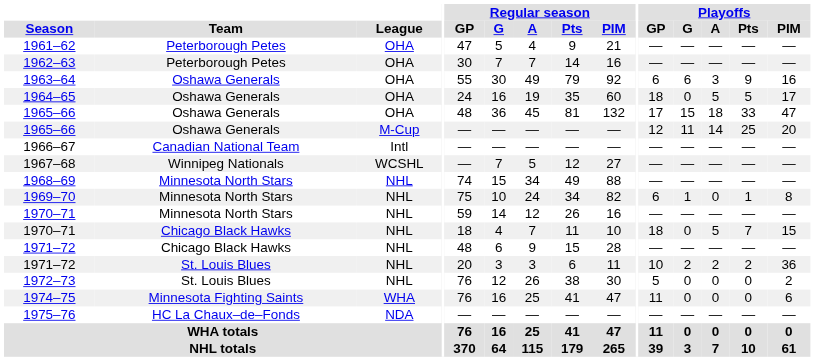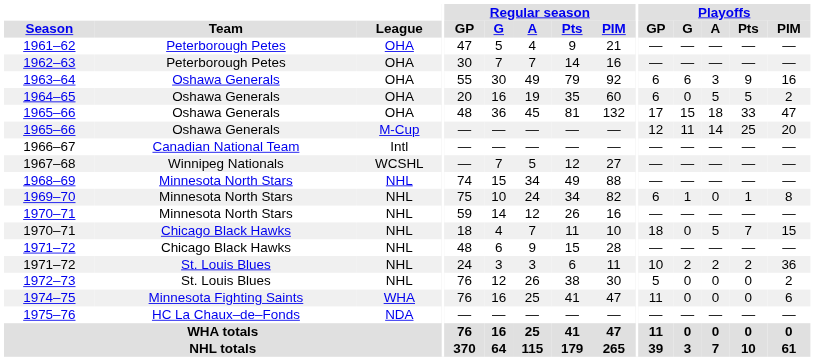(465, 96) 24 -> (465, 96) 20
(656, 96) 18 -> (656, 96) 6
(789, 96) 17 -> (789, 96) 2
(465, 264) 20 -> (465, 264) 24
